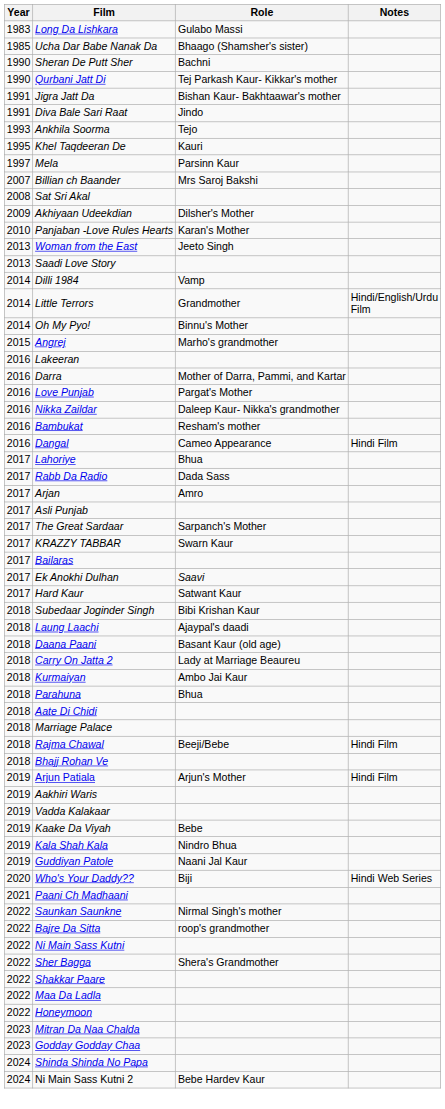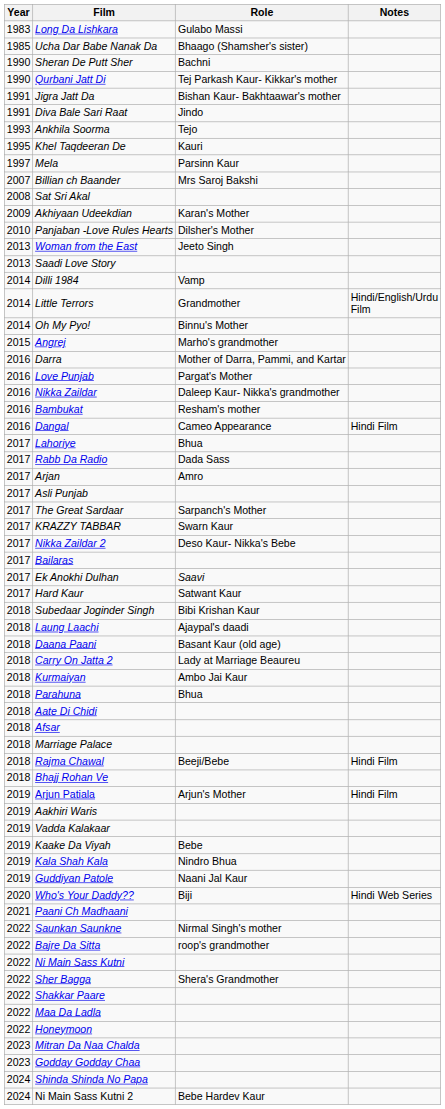(216, 213) Dilsher's Mother -> (214, 213) Karan's Mother
(214, 230) Karan's Mother -> (216, 230) Dilsher's Mother
- row: (57, 359)
+ row: (70, 543)
+ row: (47, 728)
